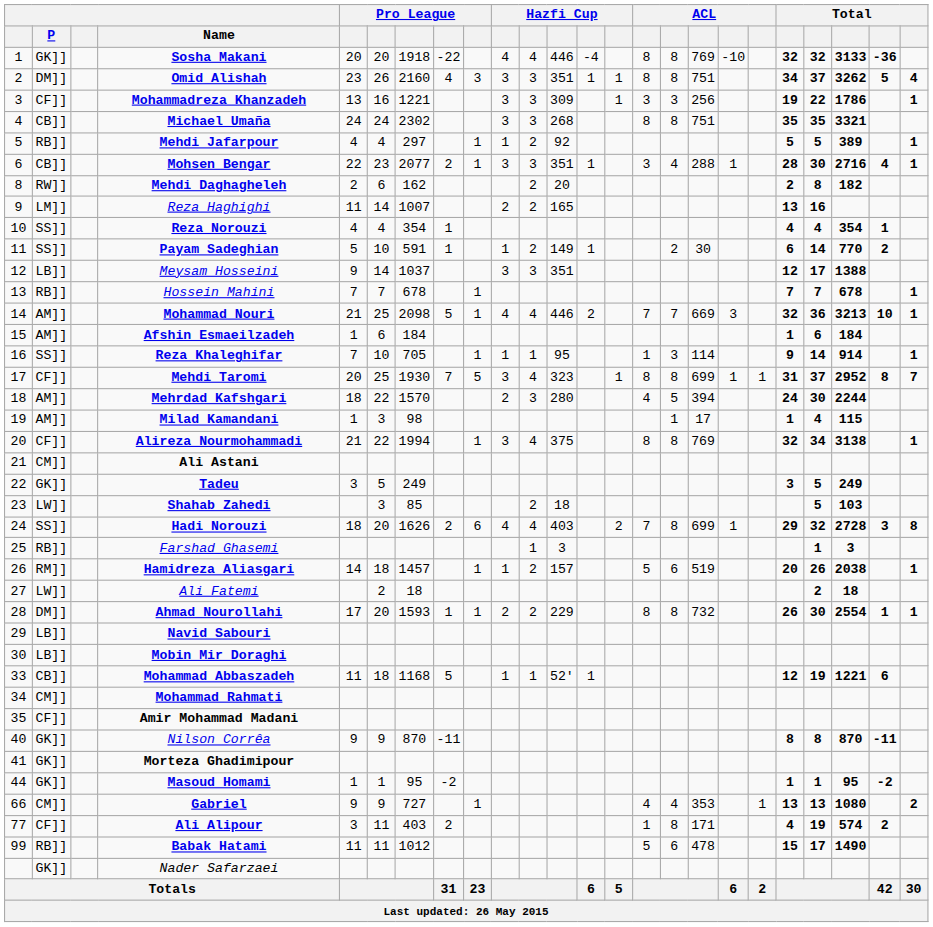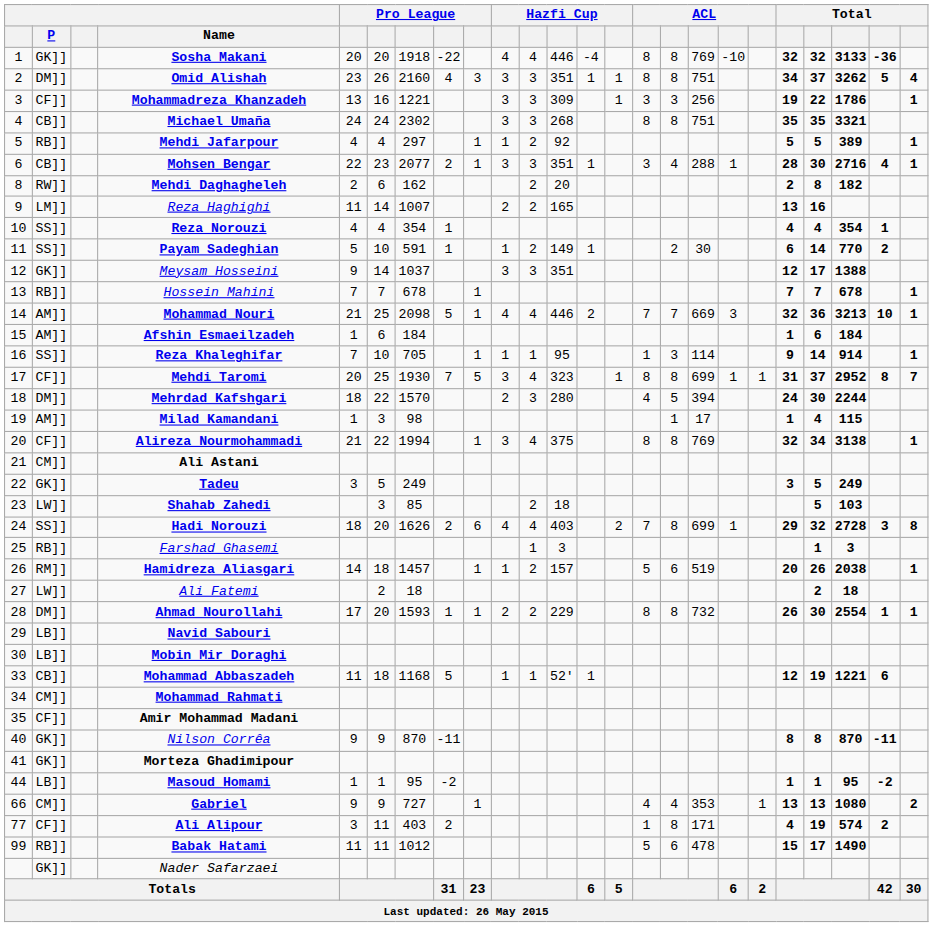(51, 272) LB]] -> (51, 272) GK]]
(51, 400) AM]] -> (51, 400) DM]]
(51, 784) GK]] -> (51, 784) LB]]
